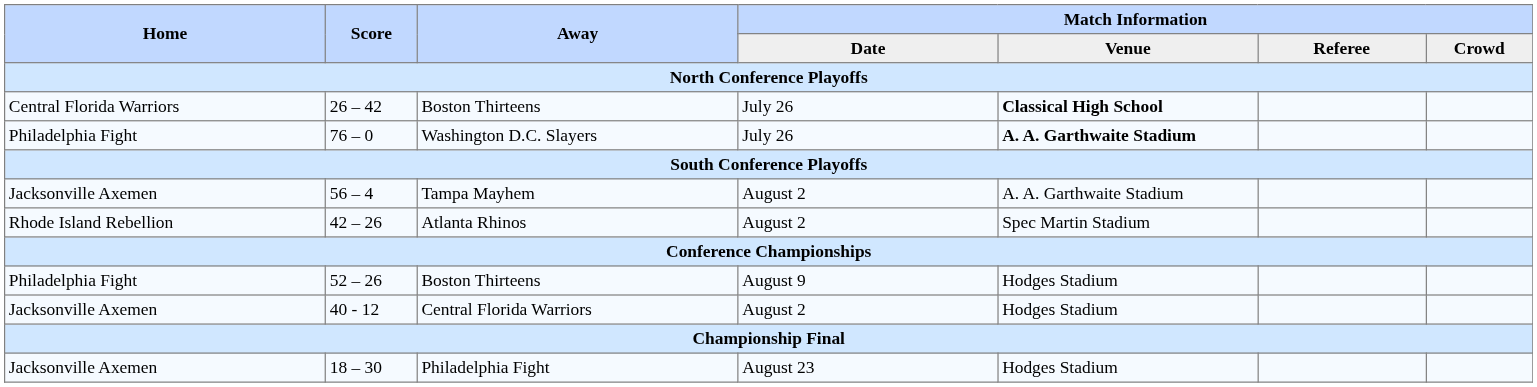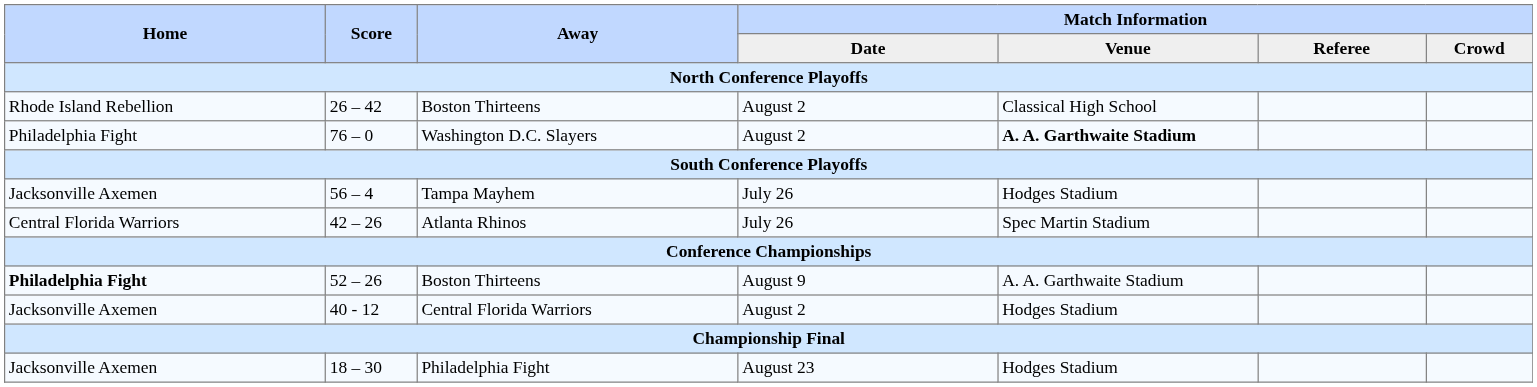(94, 106) Central Florida Warriors -> (91, 106) Rhode Island Rebellion
(768, 106) July 26 -> (774, 106) August 2
(1082, 106) bold -> (1080, 106) normal
(768, 135) July 26 -> (774, 135) August 2
(774, 193) August 2 -> (768, 193) July 26
(1093, 193) A. A. Garthwaite Stadium -> (1060, 193) Hodges Stadium
(91, 222) Rhode Island Rebellion -> (94, 222) Central Florida Warriors
(774, 222) August 2 -> (768, 222) July 26
(73, 280) normal -> (78, 280) bold
(1060, 280) Hodges Stadium -> (1093, 280) A. A. Garthwaite Stadium
